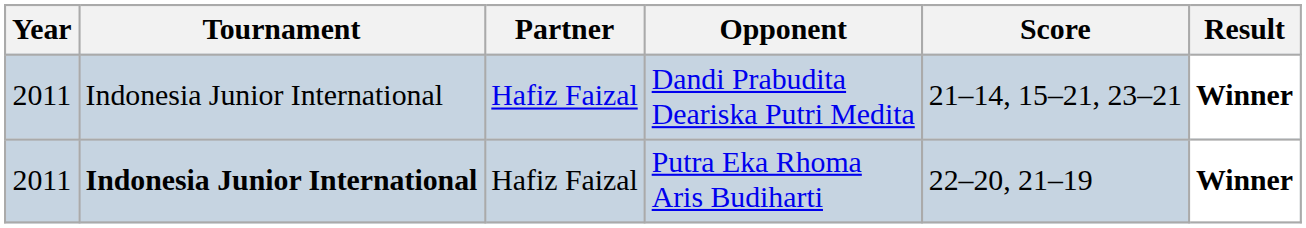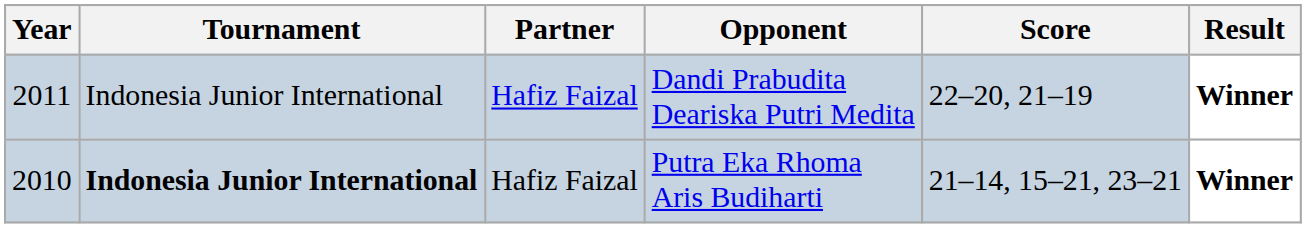(1055, 96) 21–14, 15–21, 23–21 -> (1011, 96) 22–20, 21–19
(42, 180) 2011 -> (42, 180) 2010
(1011, 180) 22–20, 21–19 -> (1055, 180) 21–14, 15–21, 23–21
